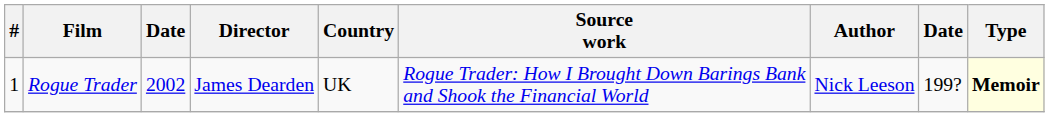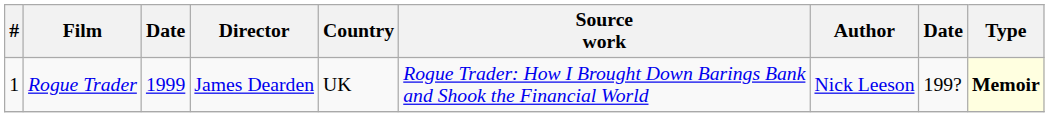(166, 84) 2002 -> (166, 84) 1999
